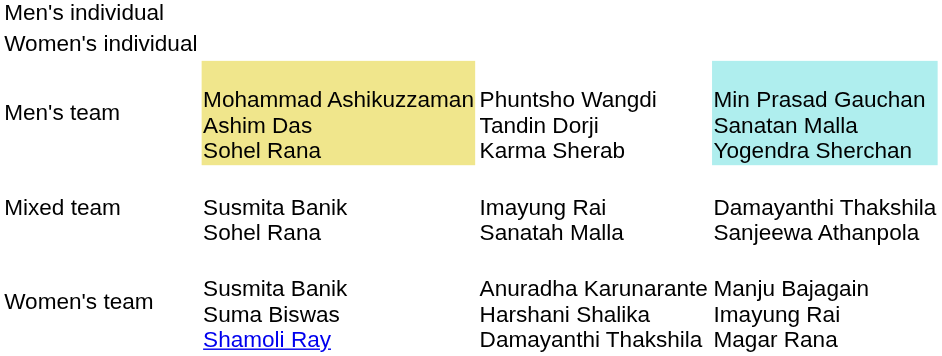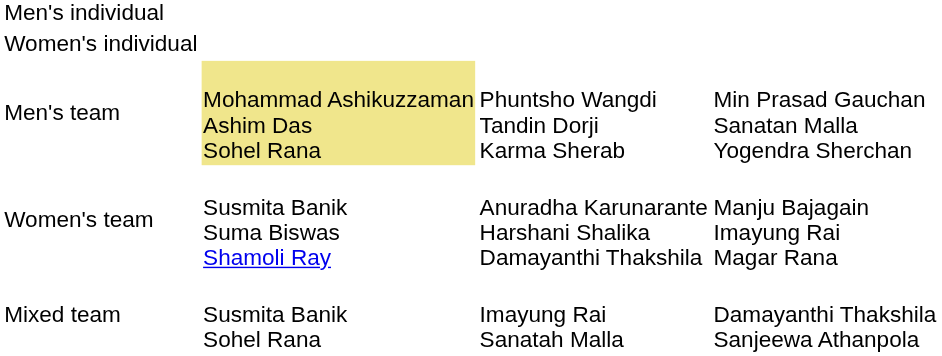(819, 125) paleturquoise background -> (819, 125) no background
rows swapped: (79, 301) <-> (63, 207)
